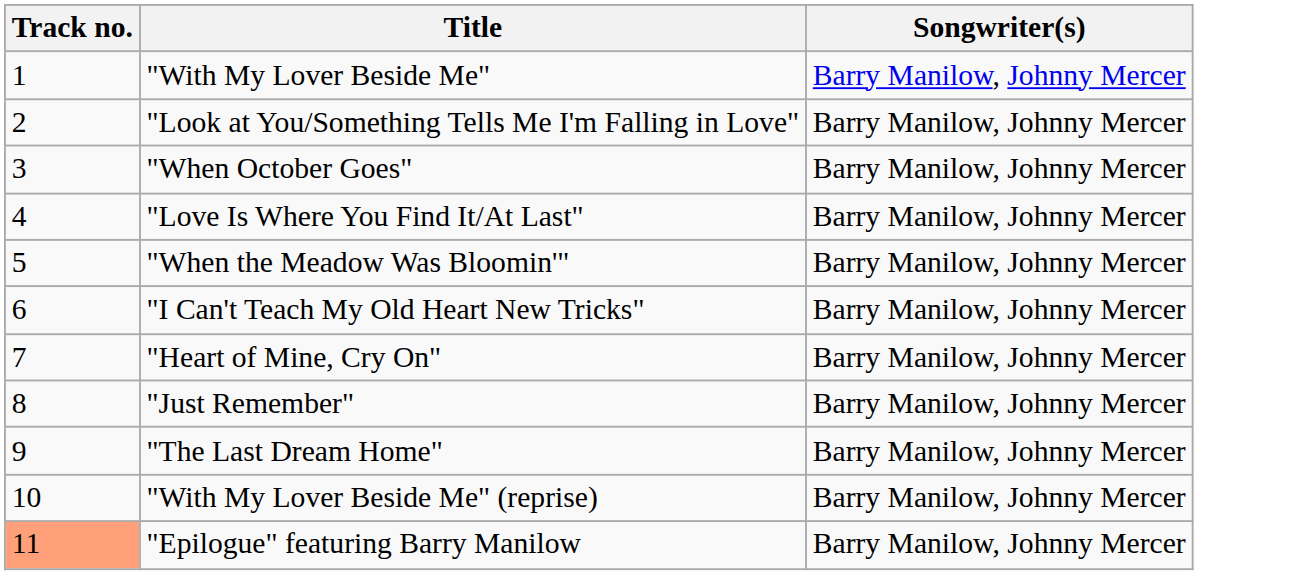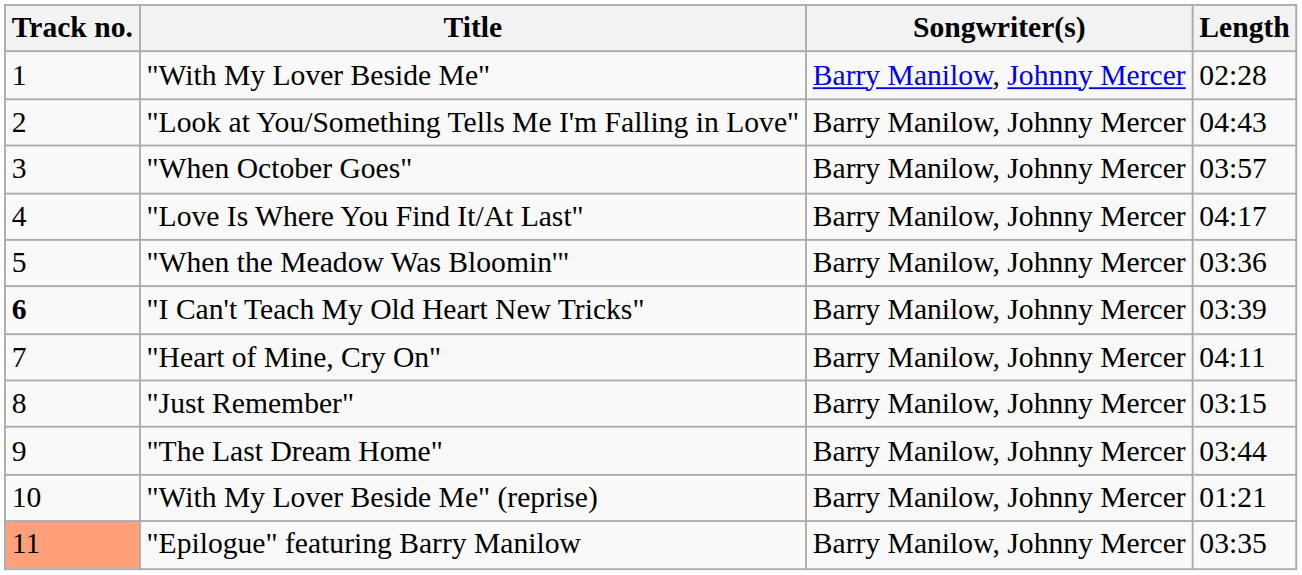+ column: (1245, 27)
(19, 309) normal -> (19, 309) bold
